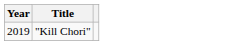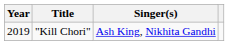+ column: (156, 13)
